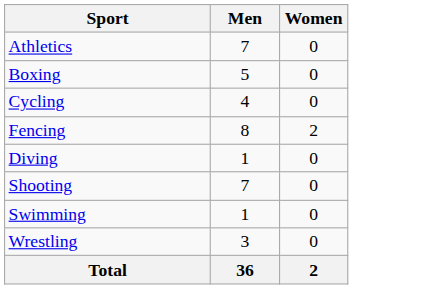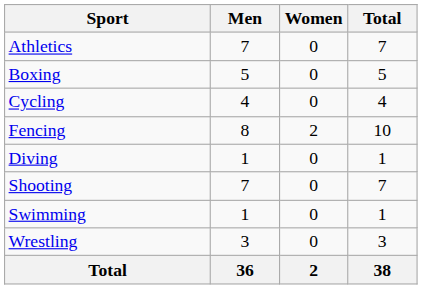+ column: (382, 18)
